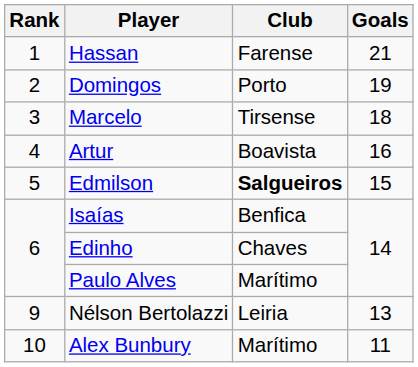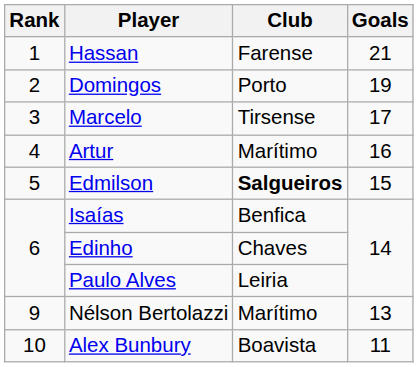(380, 118) 18 -> (380, 118) 17
(277, 150) Boavista -> (278, 150) Marítimo
(278, 280) Marítimo -> (263, 280) Leiria
(263, 313) Leiria -> (278, 313) Marítimo
(278, 345) Marítimo -> (277, 345) Boavista
